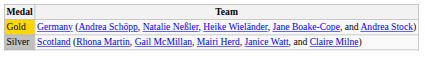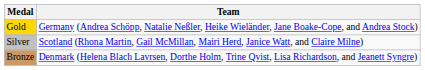+ row: (20, 57)
